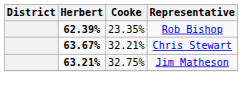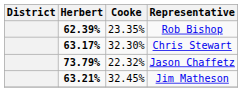(82, 46) 63.67% -> (82, 46) 63.17%
(126, 46) 32.21% -> (126, 46) 32.30%
+ row: (192, 62)
(126, 62) 32.75% -> (126, 79) 32.45%
